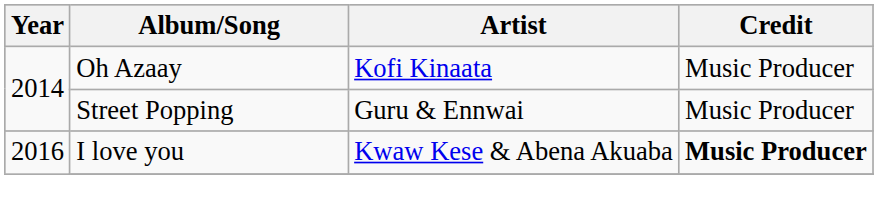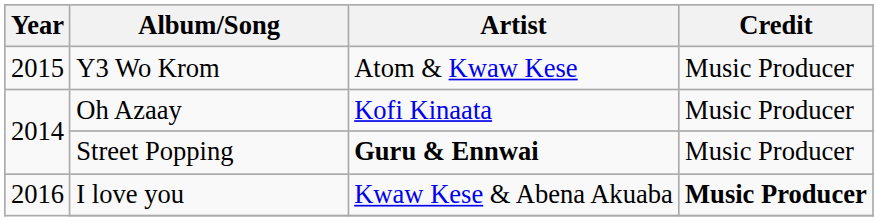+ row: (148, 67)
(439, 109) normal -> (446, 151) bold
